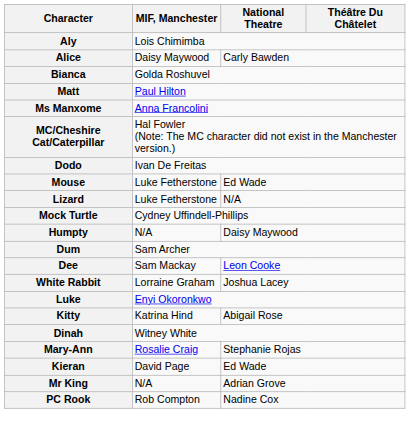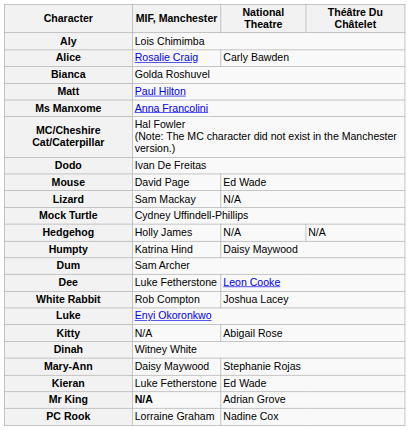(172, 58) Daisy Maywood -> (166, 58) Rosalie Craig
(176, 182) Luke Fetherstone -> (162, 182) David Page
(176, 199) Luke Fetherstone -> (165, 199) Sam Mackay
+ row: (68, 232)
(144, 232) N/A -> (164, 249) Katrina Hind
(165, 266) Sam Mackay -> (176, 282) Luke Fetherstone
(175, 282) Lorraine Graham -> (167, 299) Rob Compton
(164, 316) Katrina Hind -> (144, 333) N/A
(166, 349) Rosalie Craig -> (172, 366) Daisy Maywood
(162, 366) David Page -> (176, 383) Luke Fetherstone
(144, 383) normal -> (144, 400) bold
(167, 400) Rob Compton -> (175, 416) Lorraine Graham
